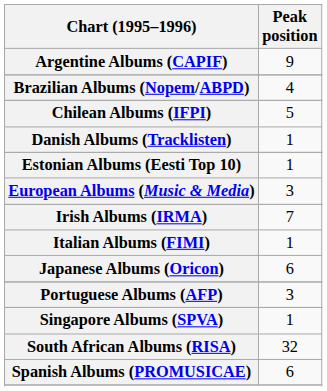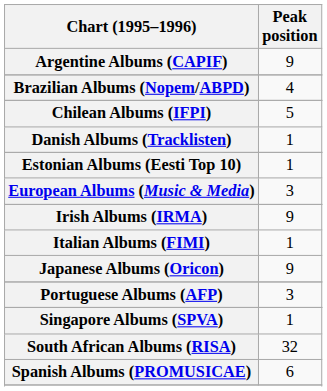(290, 216) 7 -> (290, 216) 9
(290, 268) 6 -> (290, 268) 9
